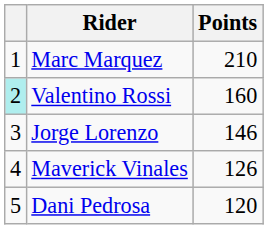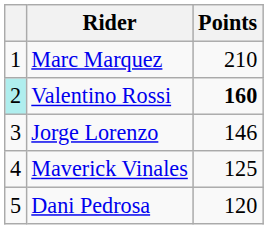(241, 96) normal -> (241, 96) bold
(241, 169) 126 -> (241, 169) 125
